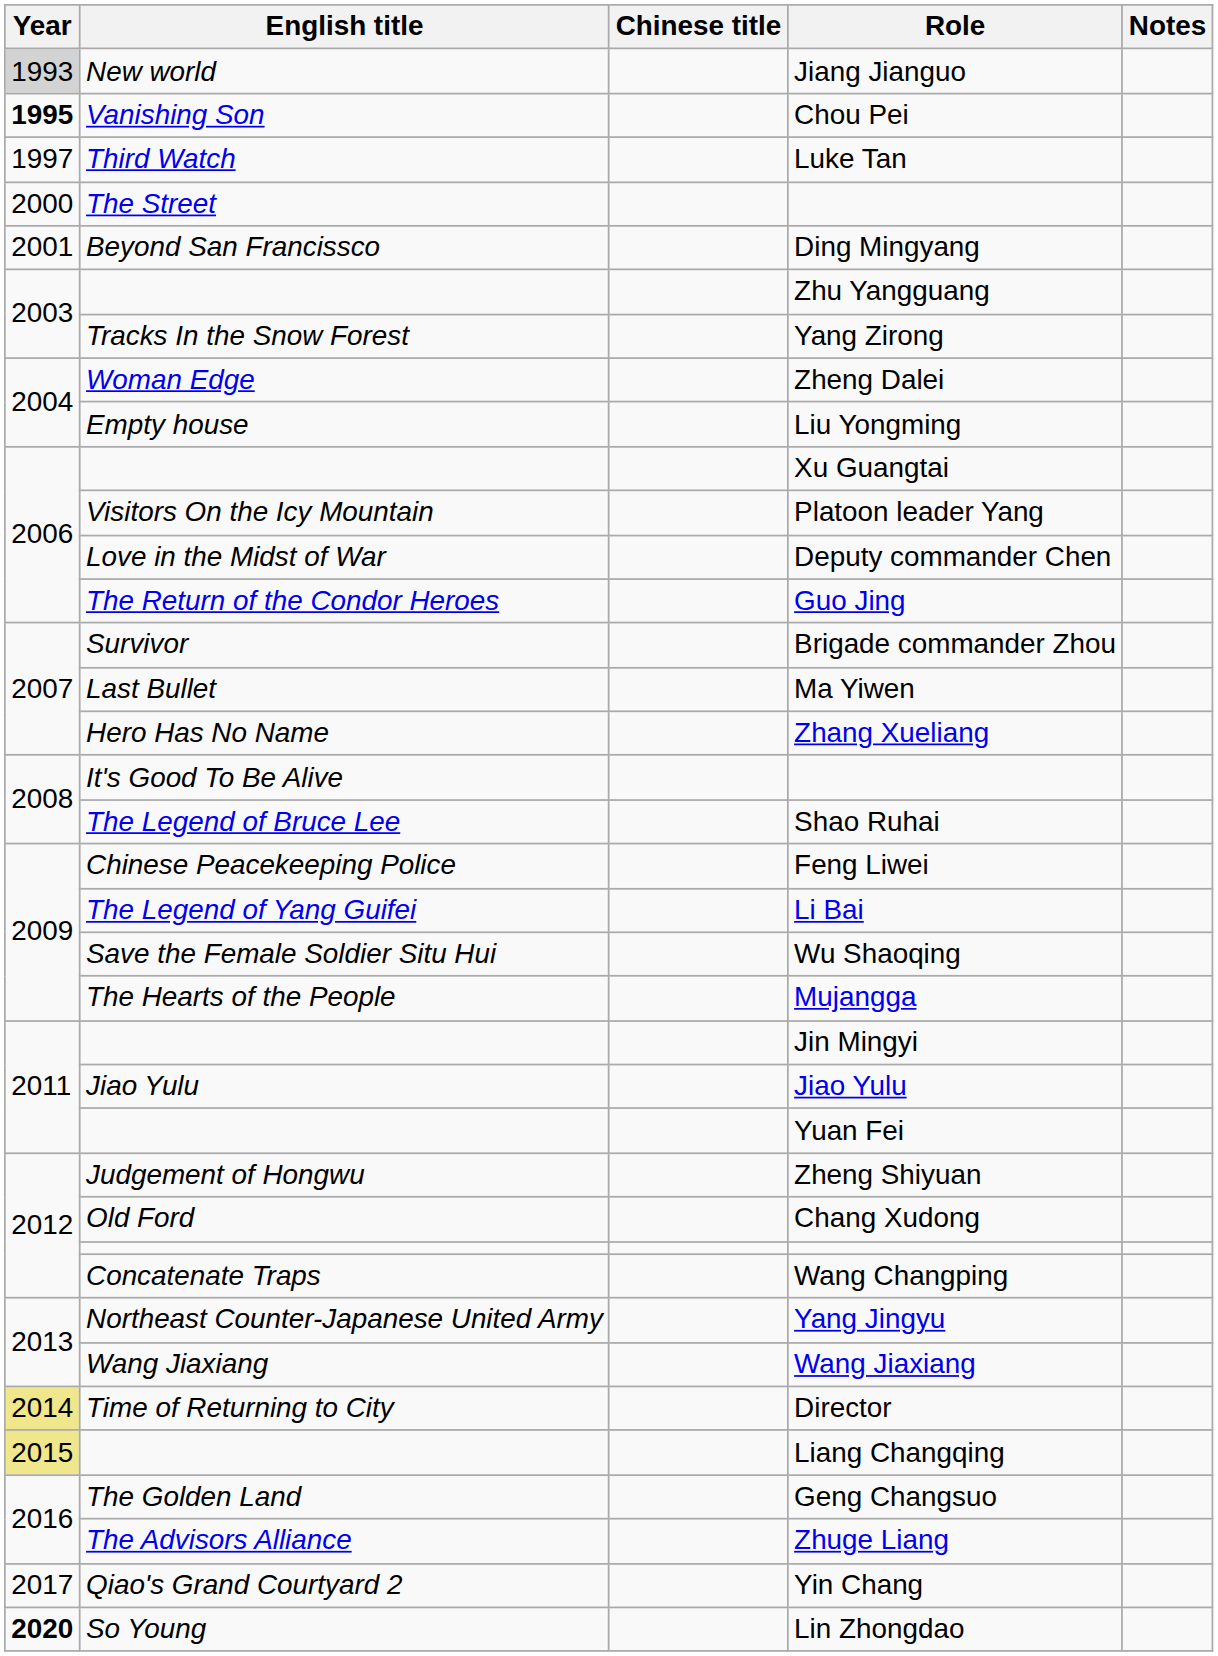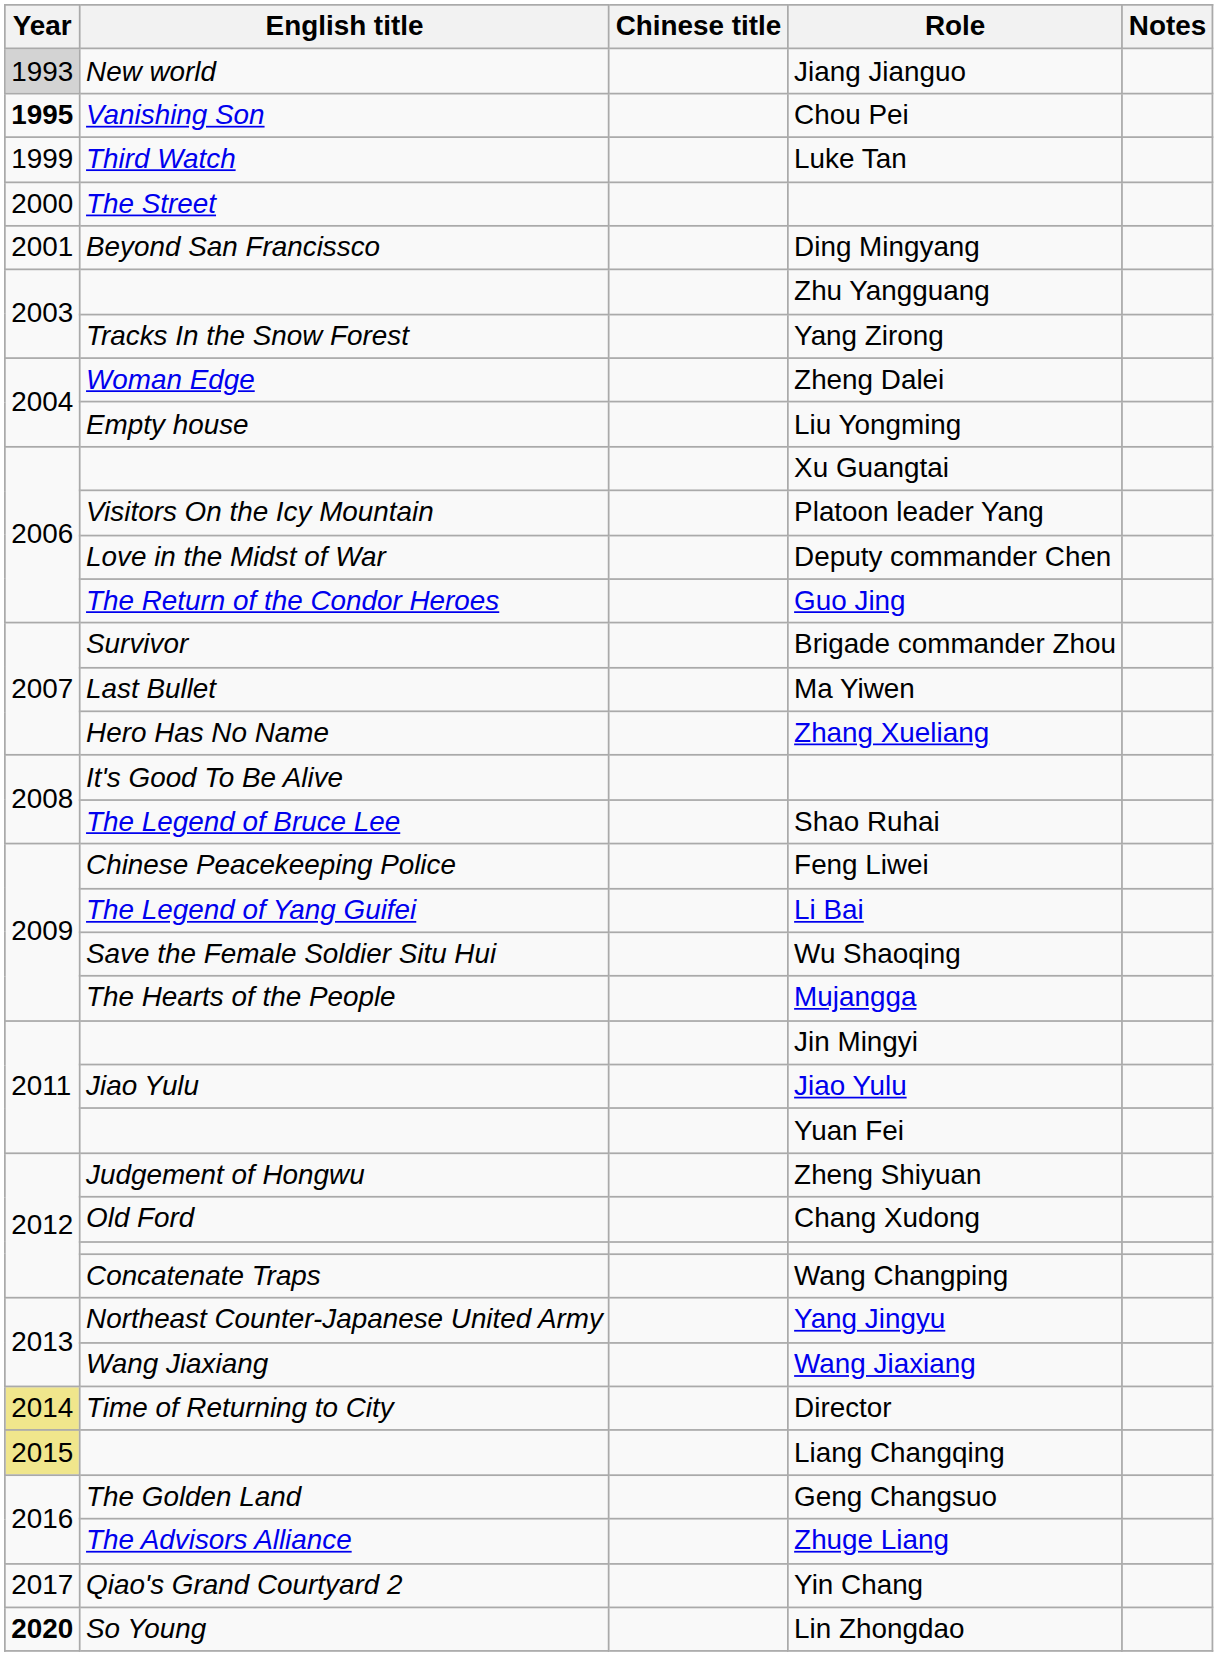(42, 159) 1997 -> (42, 159) 1999
